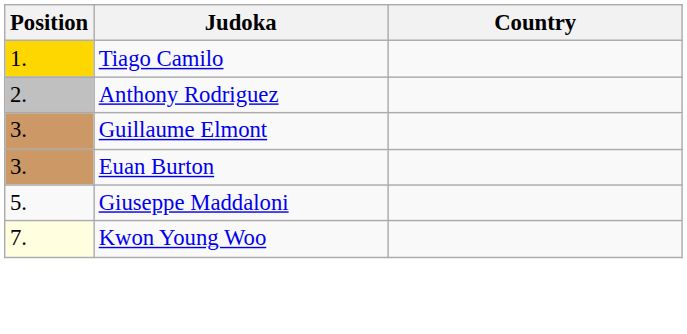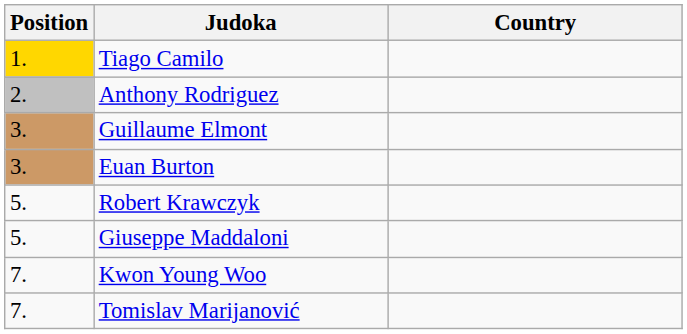+ row: (179, 202)
(18, 238) lightyellow background -> (18, 274) no background
+ row: (199, 310)
